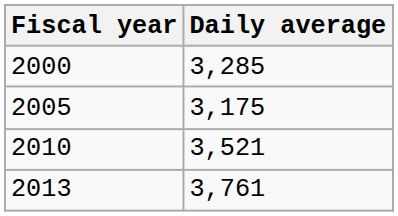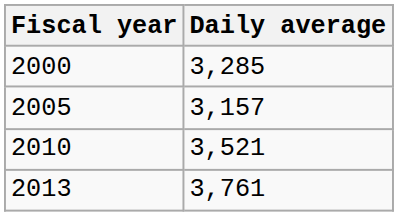(227, 108) 3,175 -> (227, 108) 3,157
